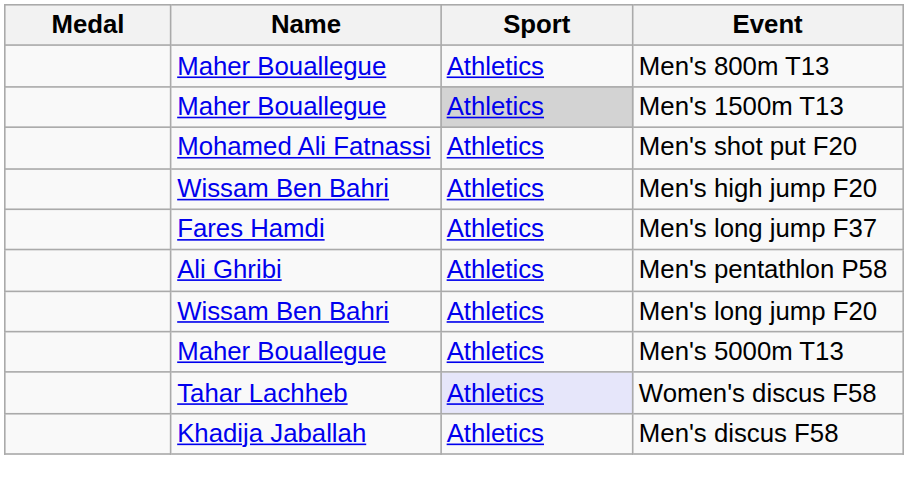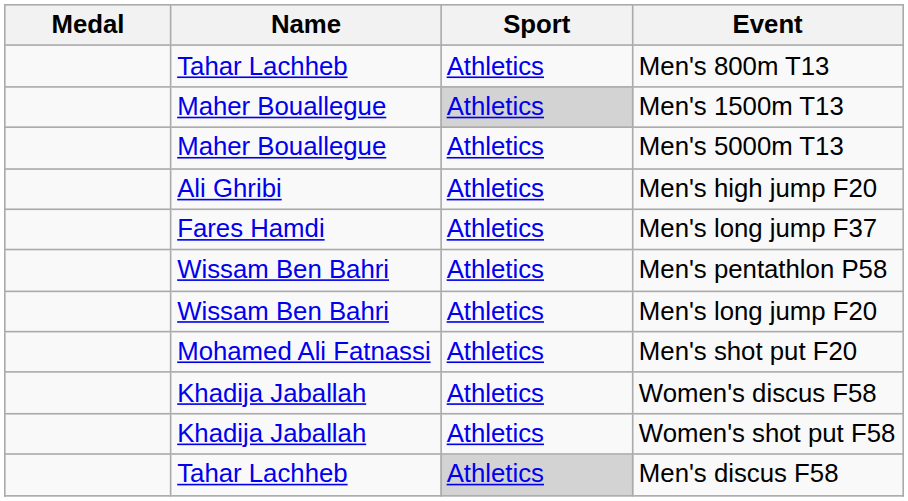(282, 65) Maher Bouallegue -> (262, 65) Tahar Lachheb
rows swapped: (741, 351) <-> (748, 147)
(283, 188) Wissam Ben Bahri -> (229, 188) Ali Ghribi
(229, 270) Ali Ghribi -> (283, 270) Wissam Ben Bahri
(262, 392) Tahar Lachheb -> (272, 392) Khadija Jaballah
(495, 392) lavender background -> (495, 392) no background
+ row: (767, 433)
(272, 433) Khadija Jaballah -> (262, 474) Tahar Lachheb
(495, 433) no background -> (495, 474) lightgrey background
